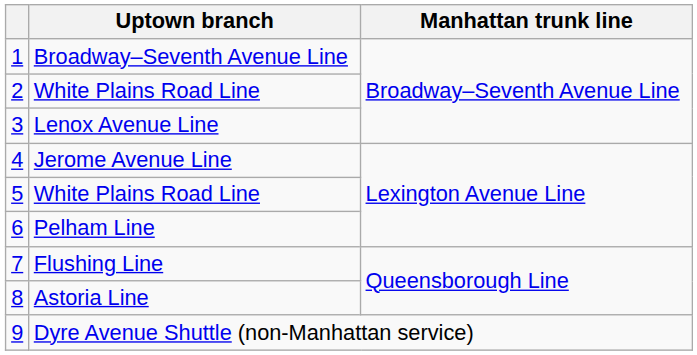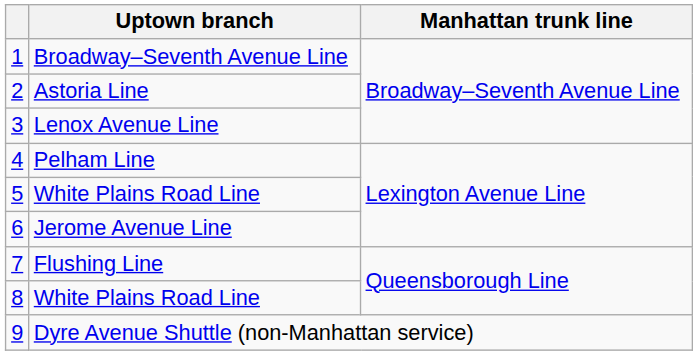(147, 90) White Plains Road Line -> (91, 90) Astoria Line
(133, 159) Jerome Avenue Line -> (94, 159) Pelham Line
(94, 228) Pelham Line -> (133, 228) Jerome Avenue Line
(91, 297) Astoria Line -> (147, 297) White Plains Road Line
